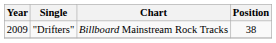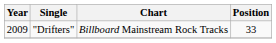(251, 29) 38 -> (251, 29) 33
